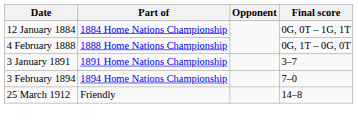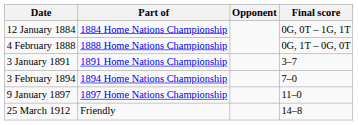+ row: (38, 95)
